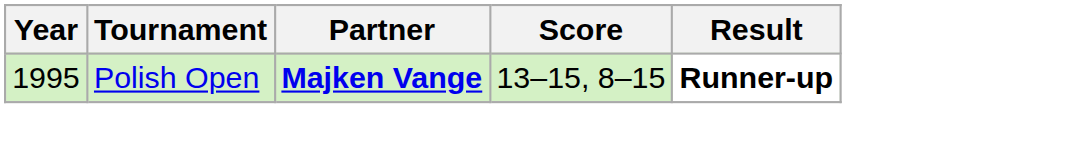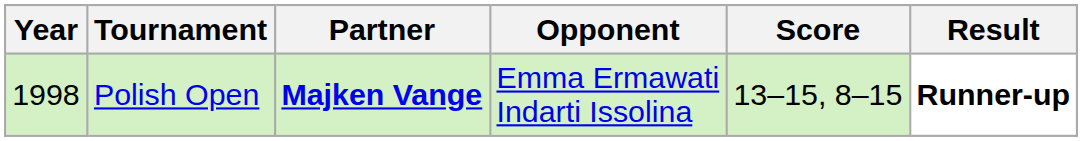+ column: (608, 29)
(46, 77) 1995 -> (46, 94) 1998
